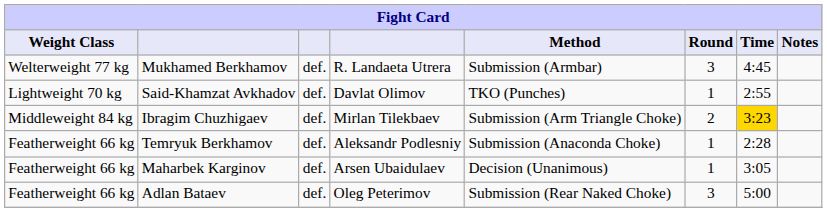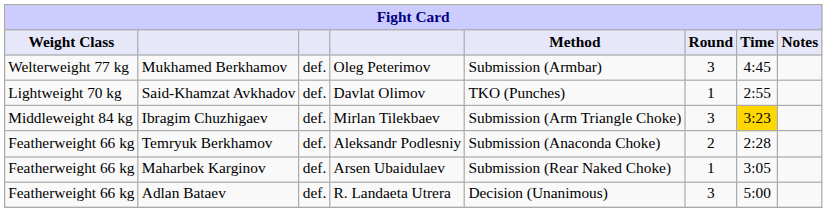(392, 67) R. Landaeta Utrera -> (382, 67) Oleg Peterimov
(711, 118) 2 -> (711, 118) 3
(711, 143) 1 -> (711, 143) 2
(538, 168) Decision (Unanimous) -> (570, 168) Submission (Rear Naked Choke)
(382, 194) Oleg Peterimov -> (392, 194) R. Landaeta Utrera
(570, 194) Submission (Rear Naked Choke) -> (538, 194) Decision (Unanimous)
